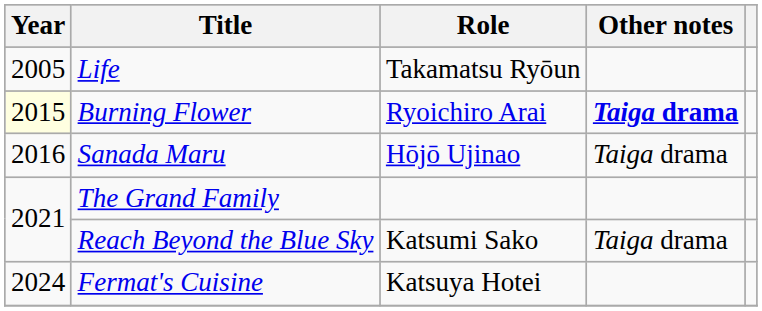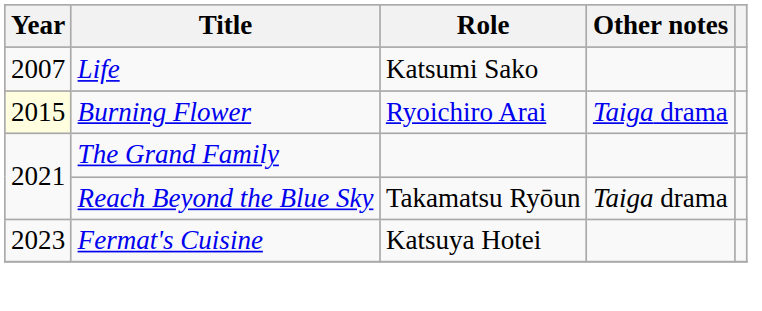(38, 68) 2005 -> (38, 68) 2007
(483, 68) Takamatsu Ryōun -> (462, 68) Katsumi Sako
(666, 111) bold -> (660, 111) normal
- row: (152, 154)
(462, 240) Katsumi Sako -> (483, 197) Takamatsu Ryōun
(38, 283) 2024 -> (38, 240) 2023
